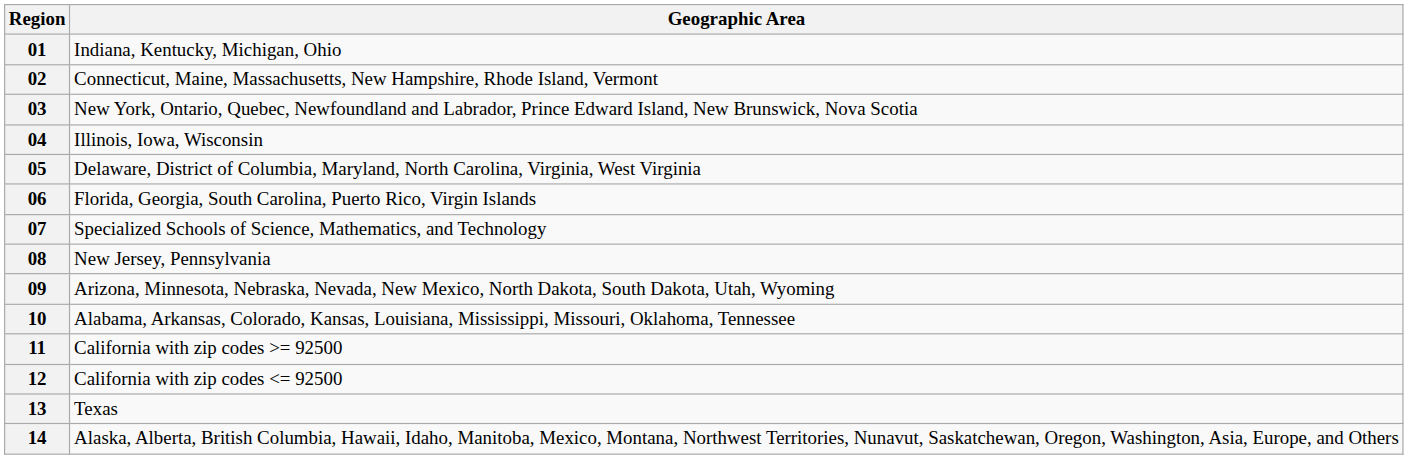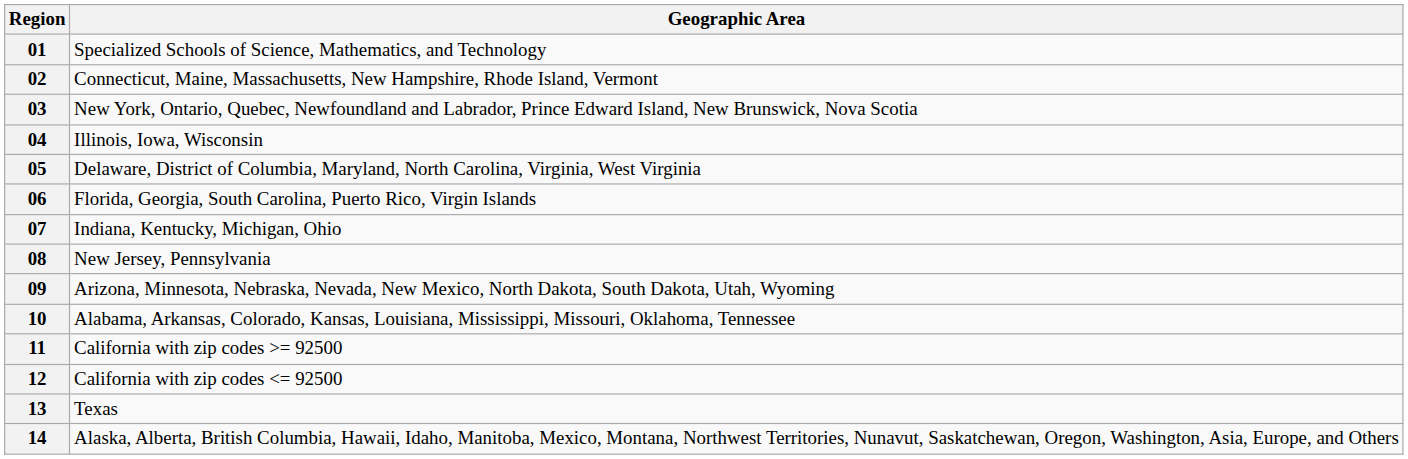(208, 49) Indiana, Kentucky, Michigan, Ohio -> (310, 49) Specialized Schools of Science, Mathematics, and Technology
(310, 229) Specialized Schools of Science, Mathematics, and Technology -> (208, 229) Indiana, Kentucky, Michigan, Ohio
